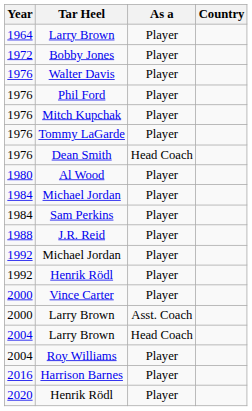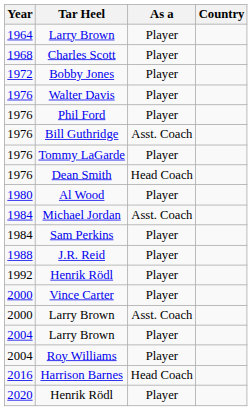+ row: (20, 54)
+ row: (20, 134)
- row: (20, 114)
(162, 194) Player -> (162, 214) Asst. Coach
- row: (20, 255)
(162, 335) Head Coach -> (162, 335) Player
(162, 375) Player -> (162, 375) Head Coach
